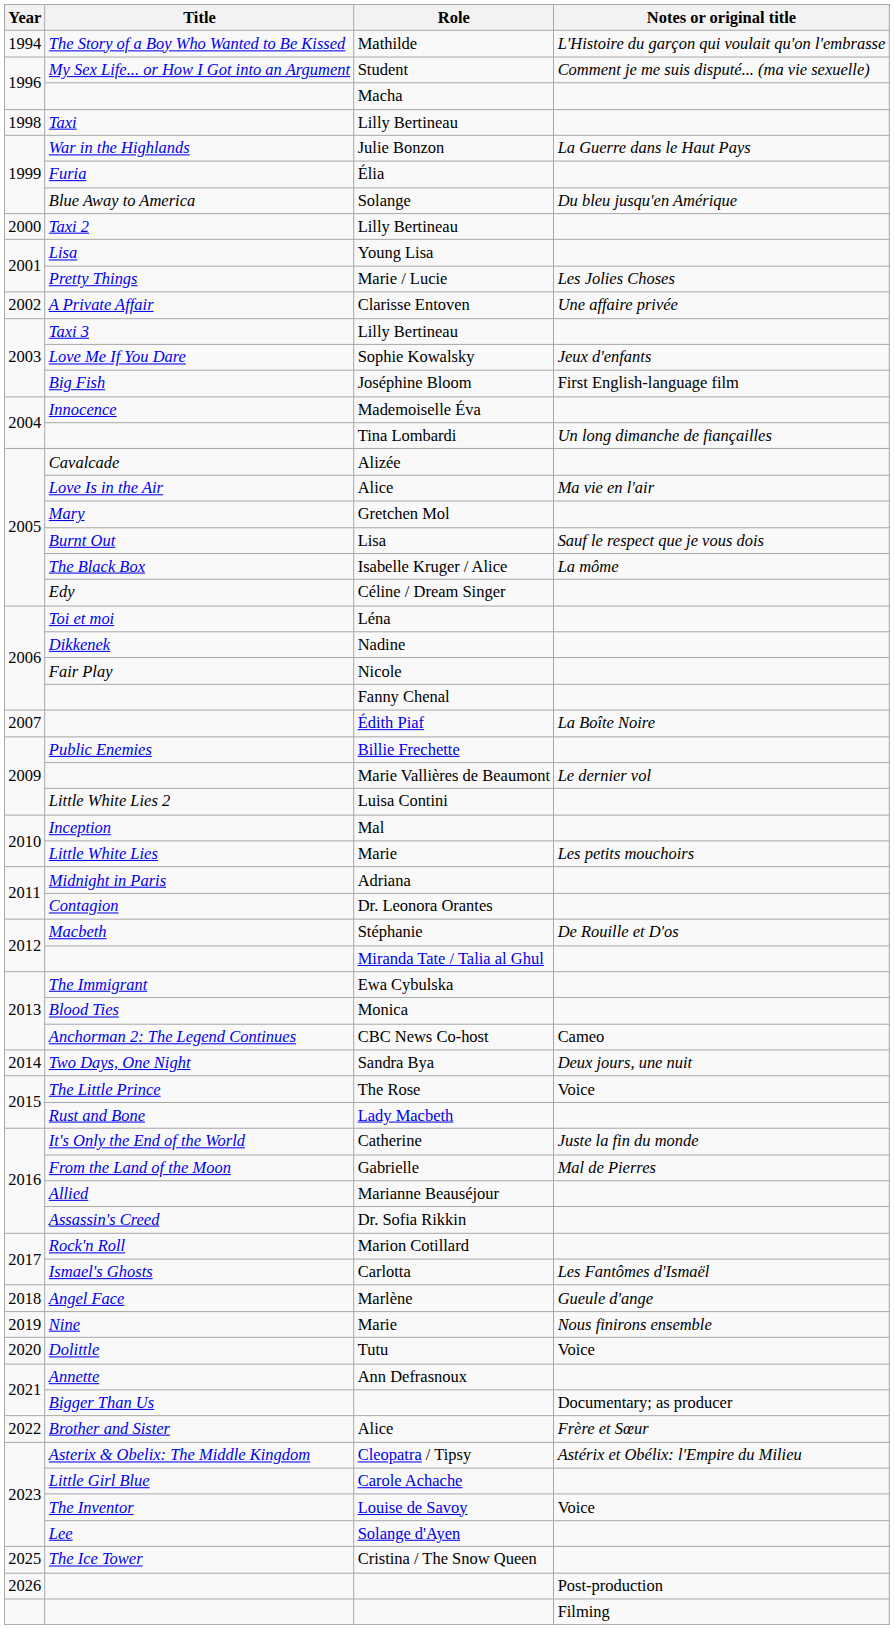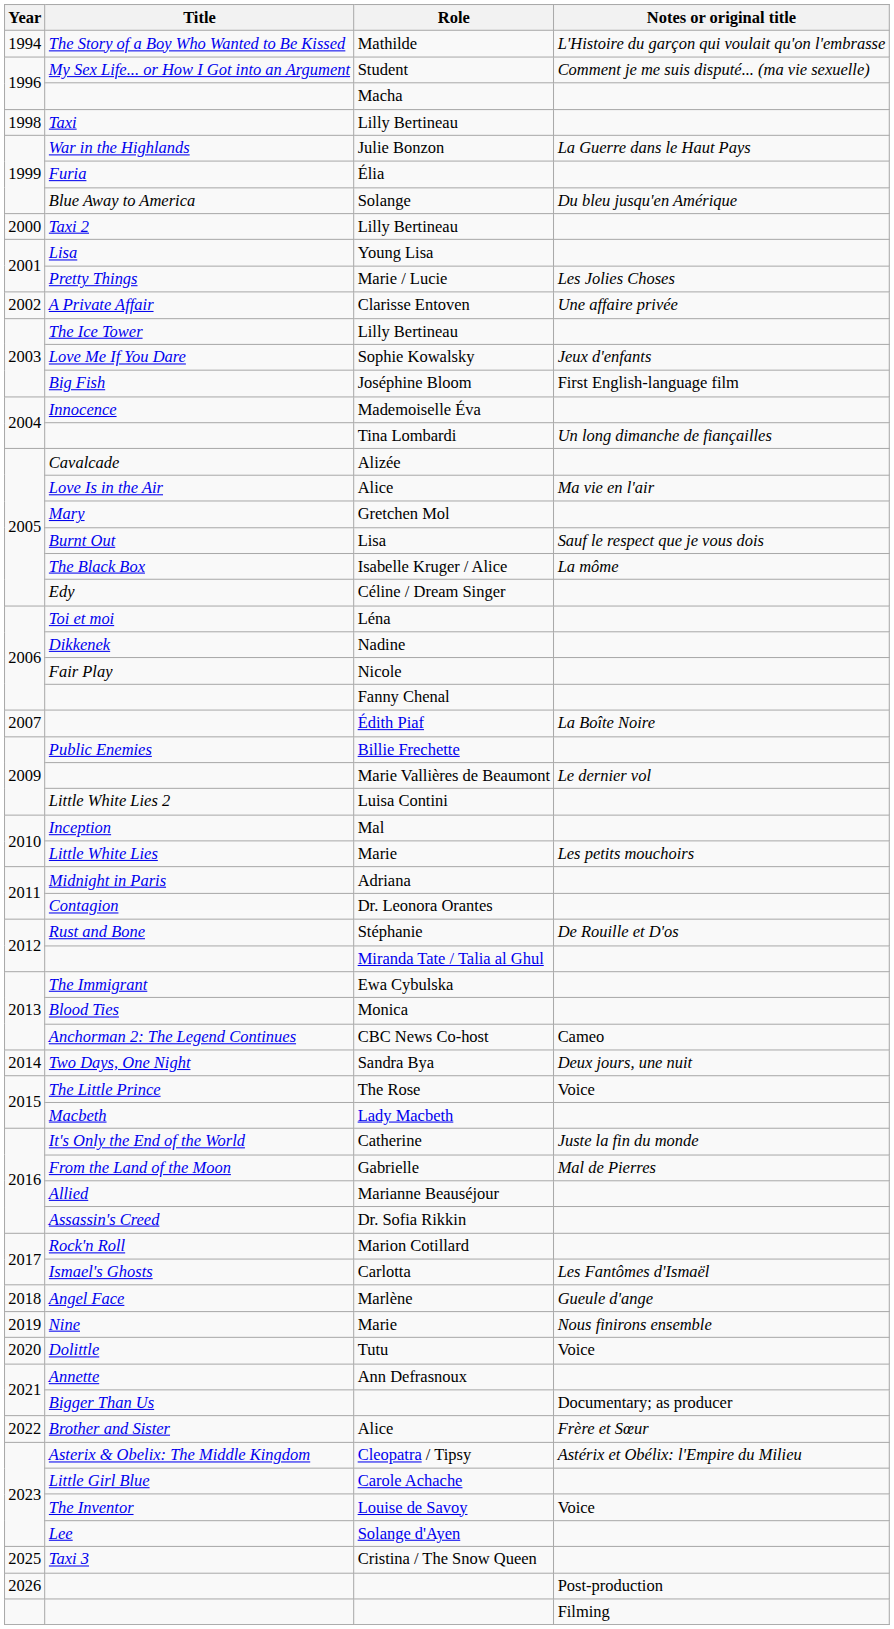(69, 331) Taxi 3 -> (96, 331) The Ice Tower
(78, 932) Macbeth -> (97, 932) Rust and Bone
(97, 1115) Rust and Bone -> (78, 1115) Macbeth
(96, 1559) The Ice Tower -> (69, 1559) Taxi 3
